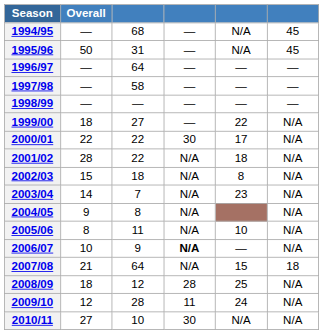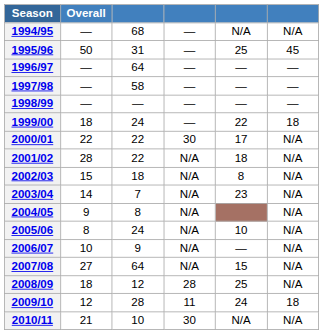(293, 31) 45 -> (293, 31) N/A
(241, 49) N/A -> (241, 49) 25
(138, 122) 27 -> (138, 122) 24
(293, 122) N/A -> (293, 122) 18
(138, 230) 11 -> (138, 230) 24
(189, 248) bold -> (189, 248) normal
(86, 266) 21 -> (86, 266) 27
(293, 266) 18 -> (293, 266) N/A
(293, 302) N/A -> (293, 302) 18
(86, 320) 27 -> (86, 320) 21
